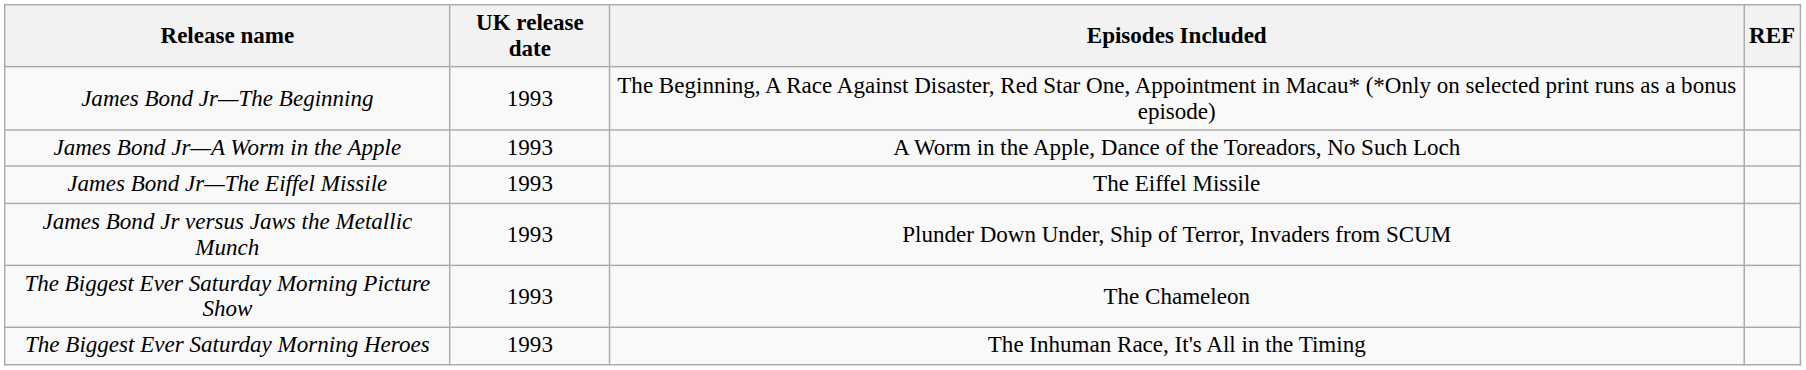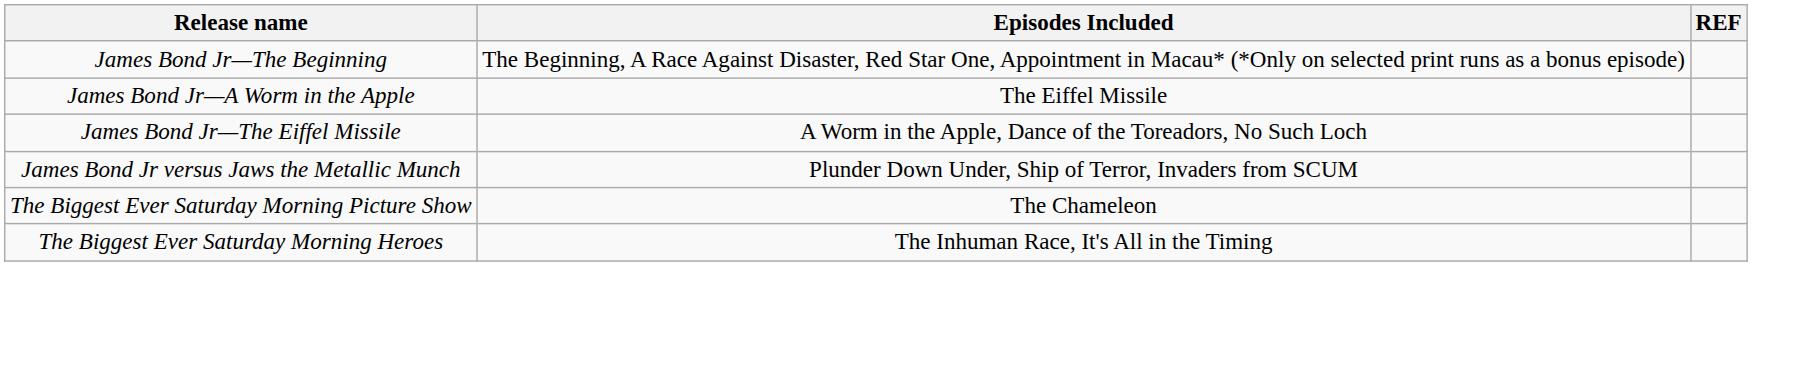- column: (530, 35)
(1177, 147) A Worm in the Apple, Dance of the Toreadors, No Such Loch -> (1084, 95) The Eiffel Missile
(1177, 184) The Eiffel Missile -> (1084, 132) A Worm in the Apple, Dance of the Toreadors, No Such Loch
